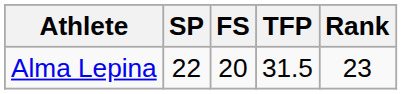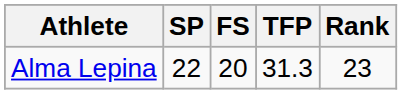(287, 67) 31.5 -> (287, 67) 31.3
